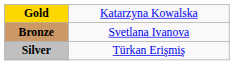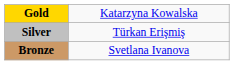rows swapped: (36, 50) <-> (36, 32)
